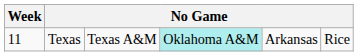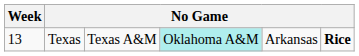(15, 39) 11 -> (15, 39) 13
(337, 39) normal -> (338, 39) bold
